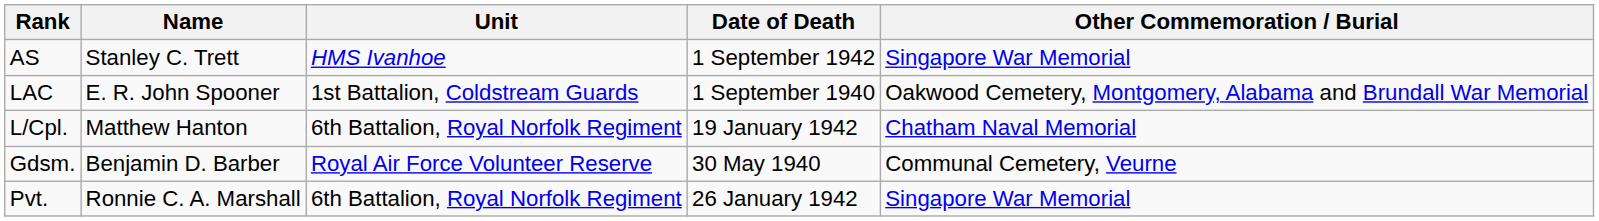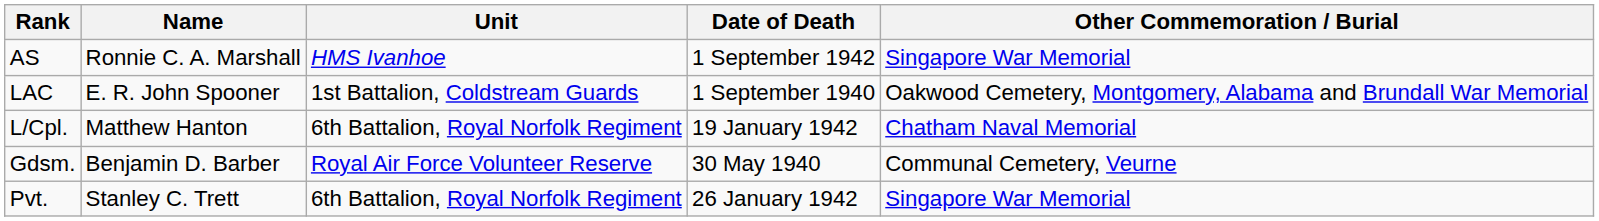(162, 57) Stanley C. Trett -> (193, 57) Ronnie C. A. Marshall
(193, 198) Ronnie C. A. Marshall -> (162, 198) Stanley C. Trett
